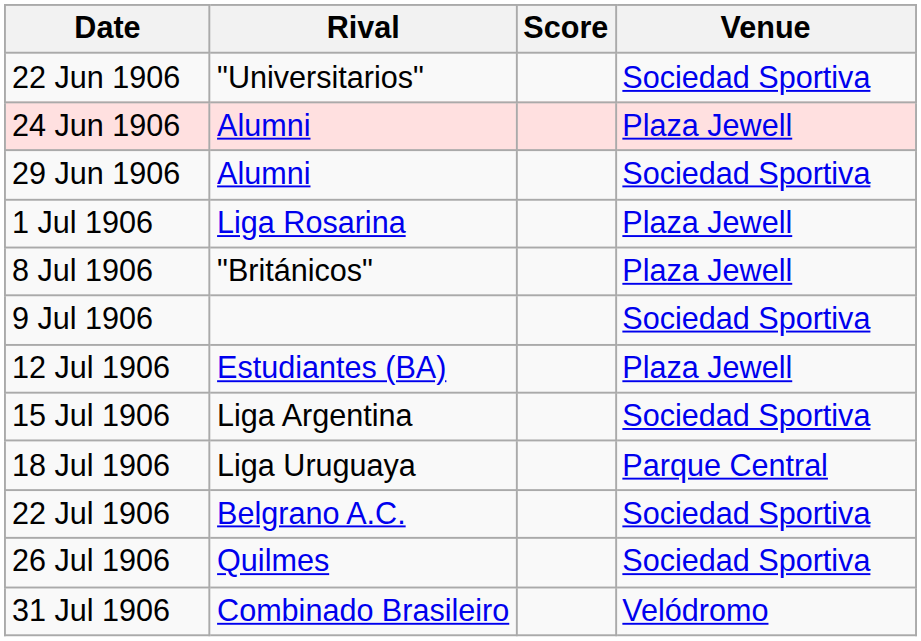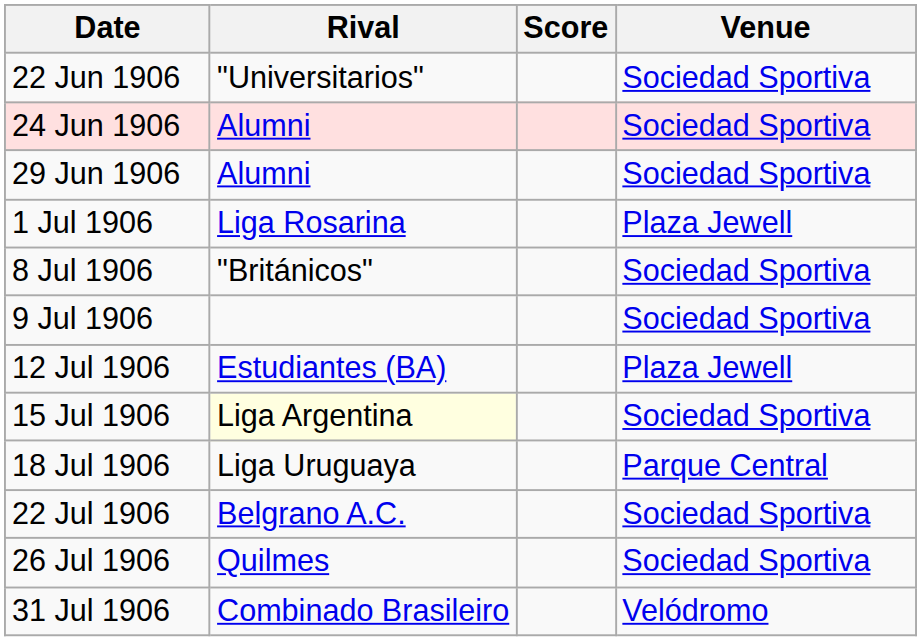(707, 125) Plaza Jewell -> (746, 125) Sociedad Sportiva
(707, 271) Plaza Jewell -> (746, 271) Sociedad Sportiva
(315, 416) no background -> (315, 416) lightyellow background
